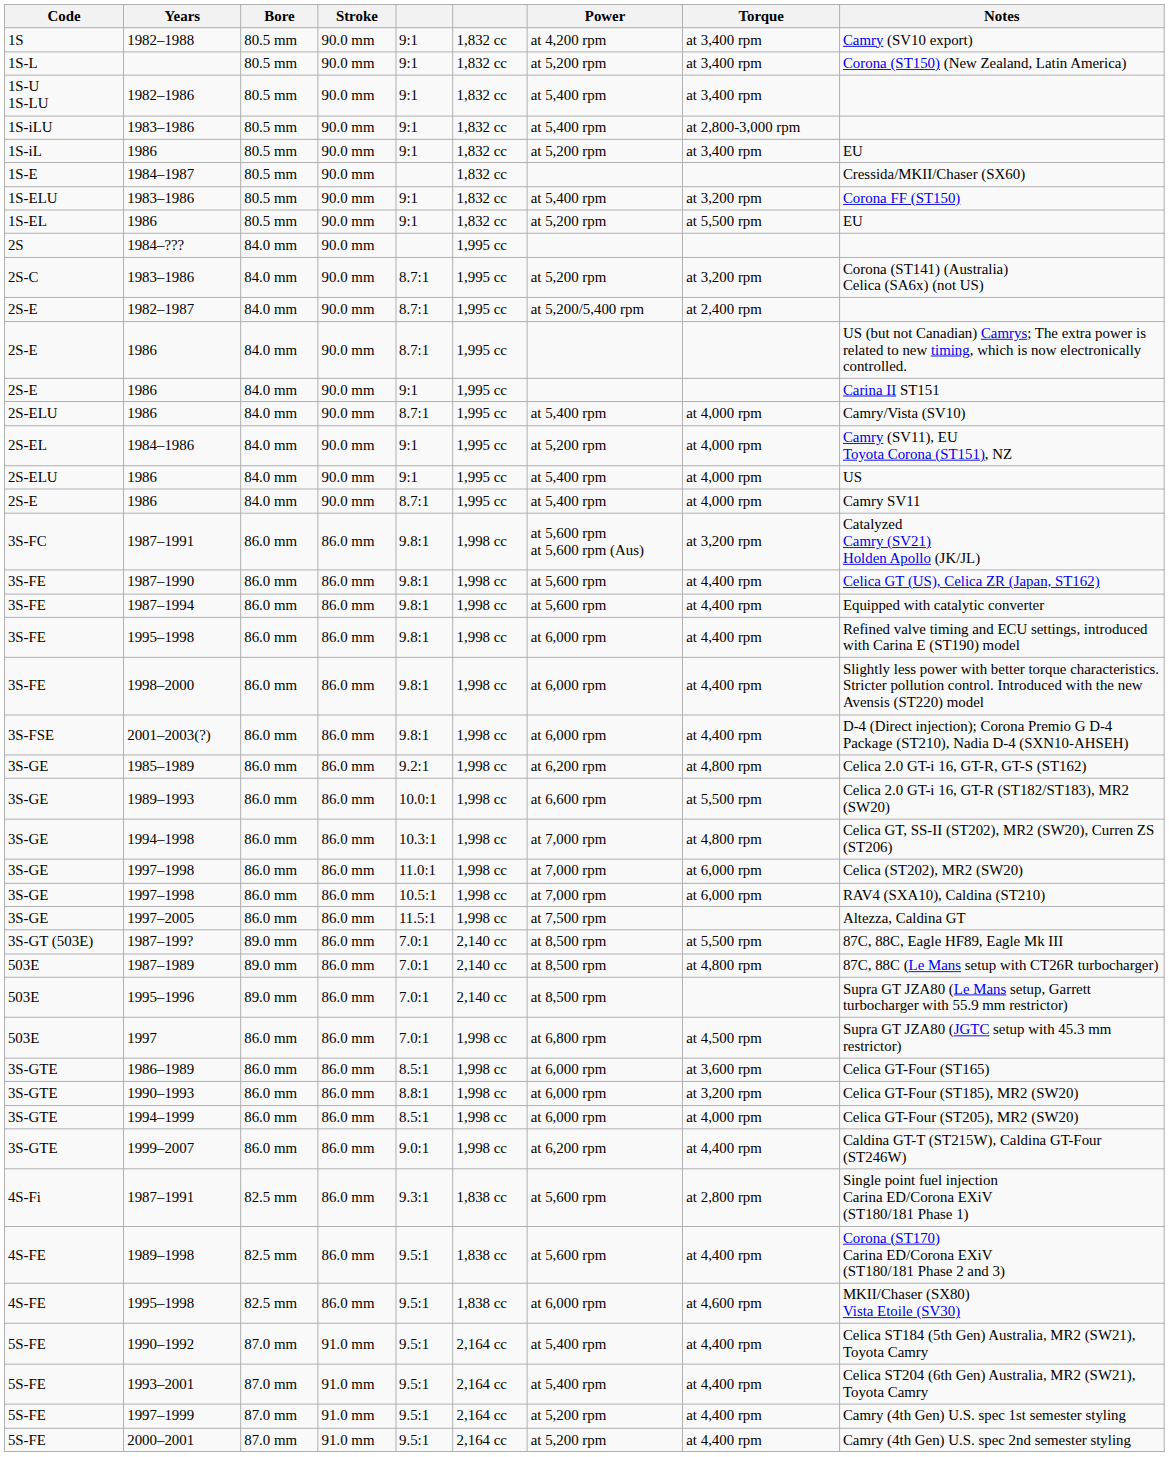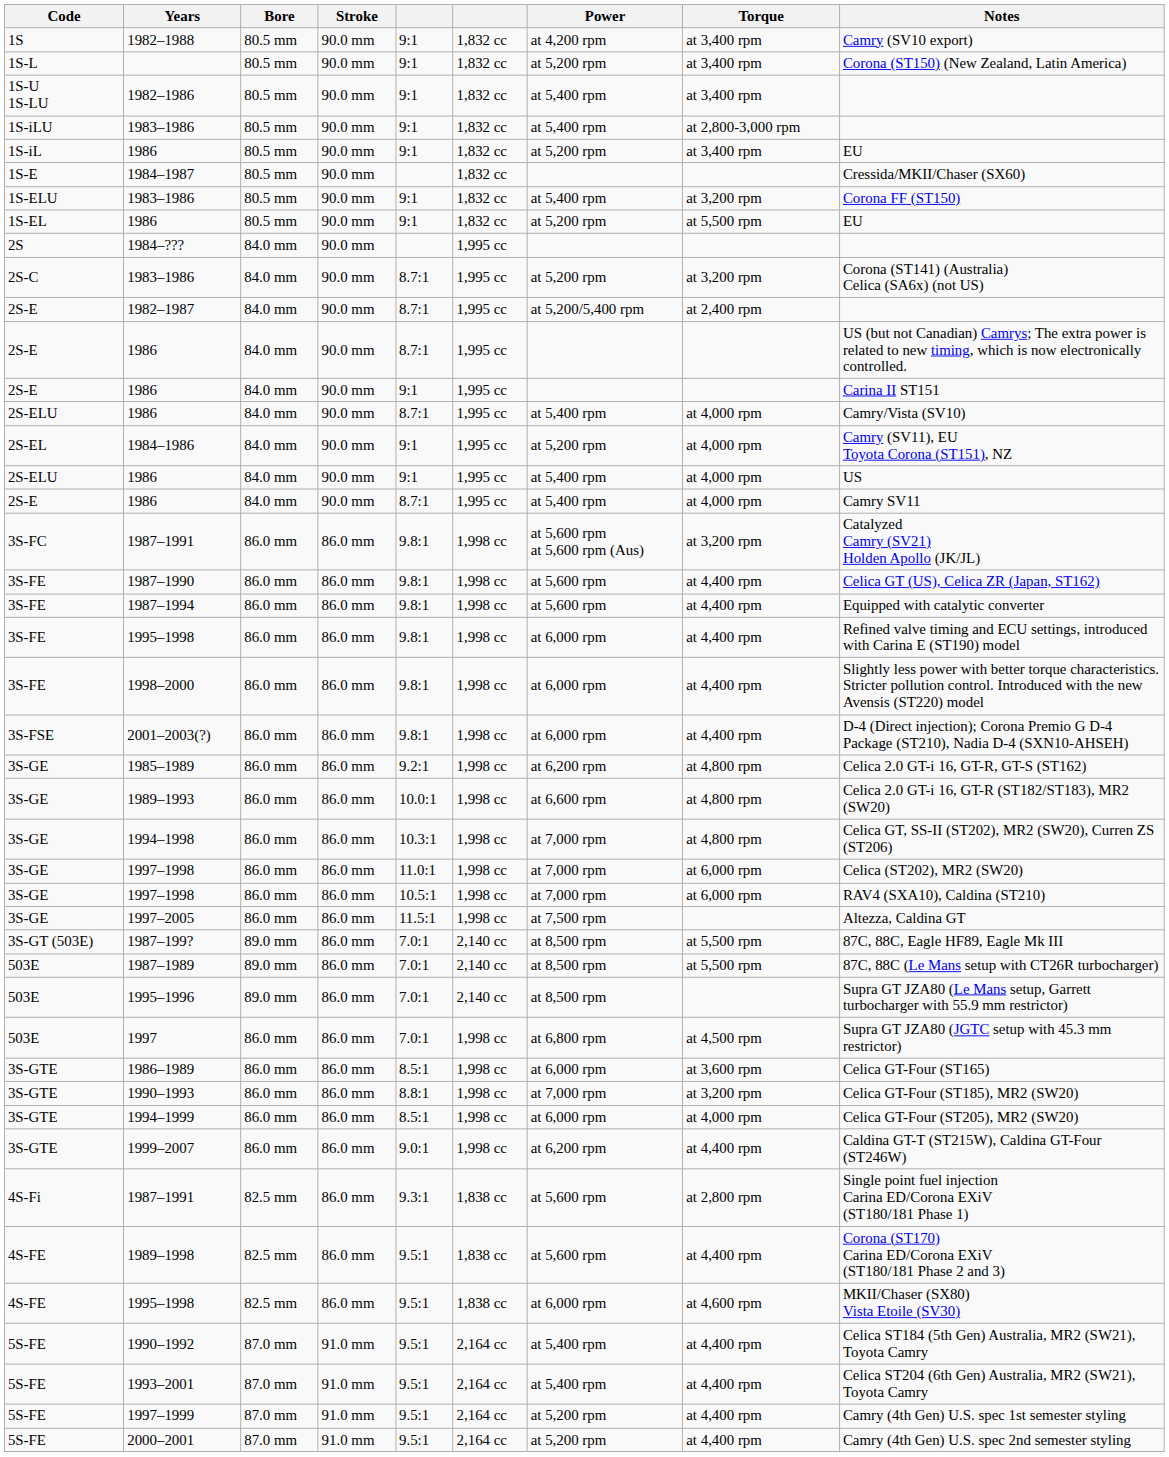(724, 798) at 5,500 rpm -> (724, 798) at 4,800 rpm
(724, 965) at 4,800 rpm -> (724, 965) at 5,500 rpm
(569, 1093) at 6,000 rpm -> (569, 1093) at 7,000 rpm
